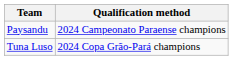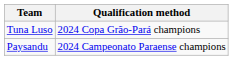rows swapped: (27, 30) <-> (30, 47)
